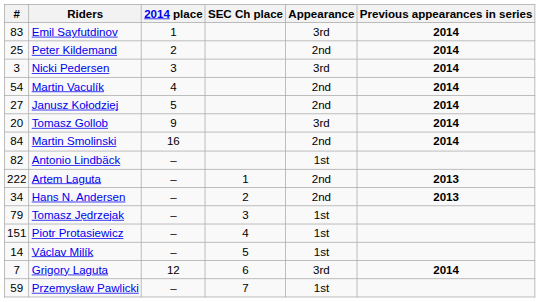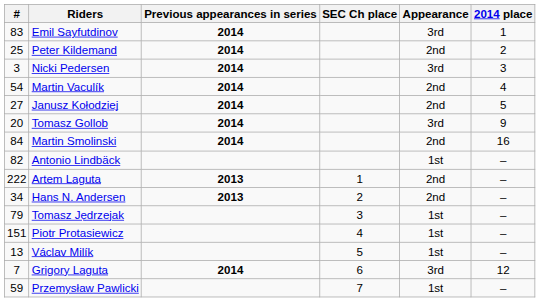columns swapped: (173, 14) <-> (446, 14)
(17, 251) 14 -> (17, 251) 13
